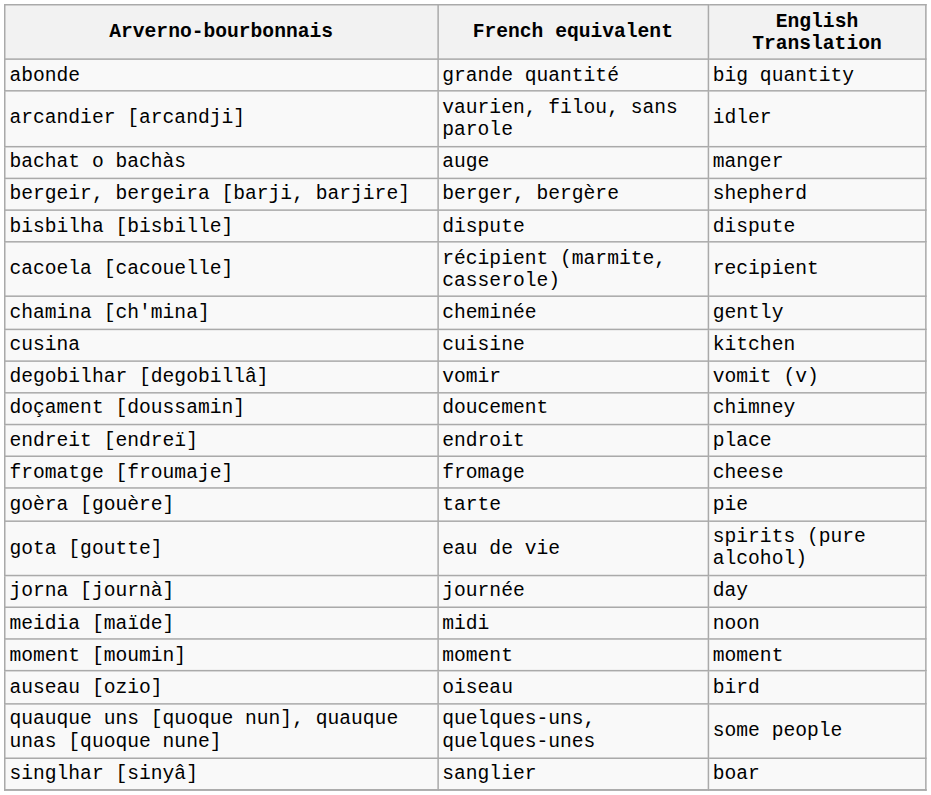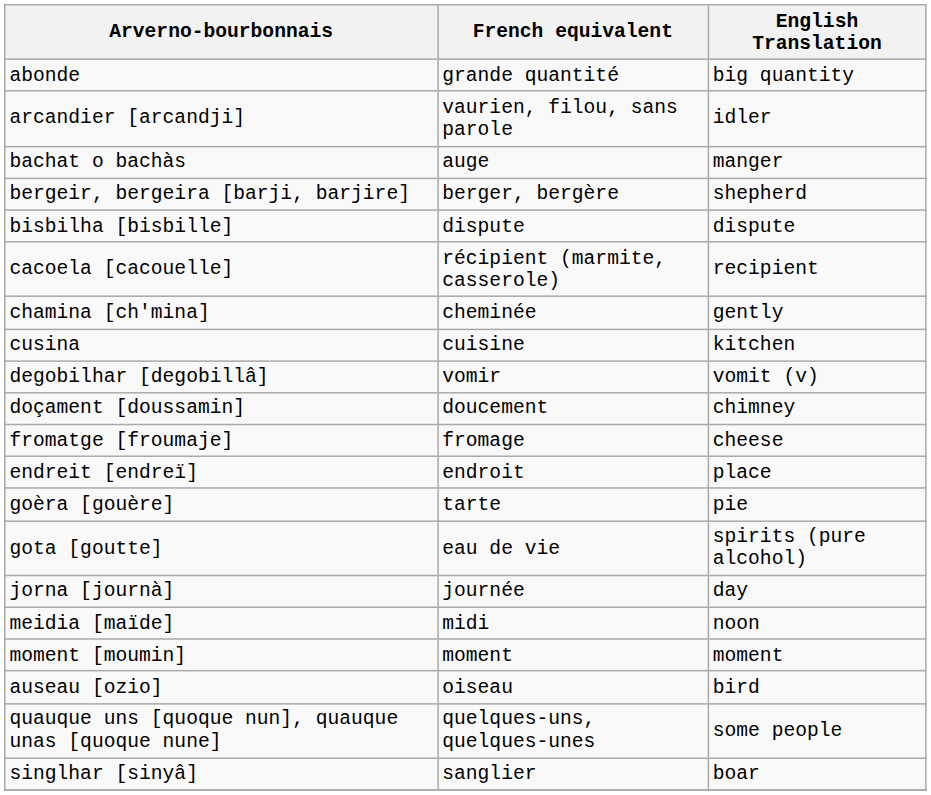rows swapped: (104, 441) <-> (121, 473)
